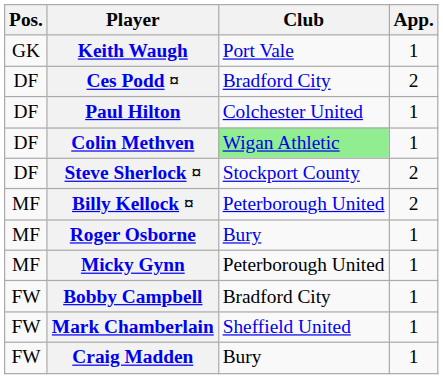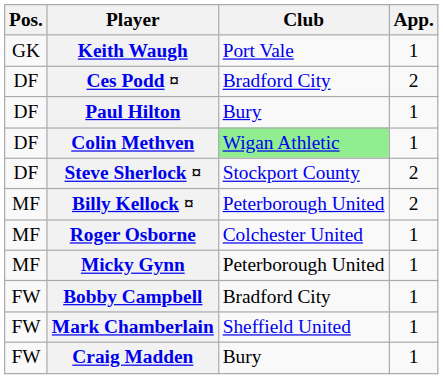(293, 111) Colchester United -> (242, 111) Bury
(242, 234) Bury -> (293, 234) Colchester United
